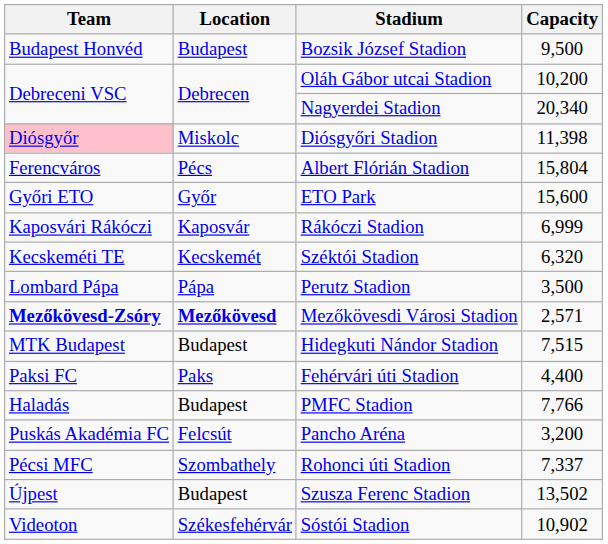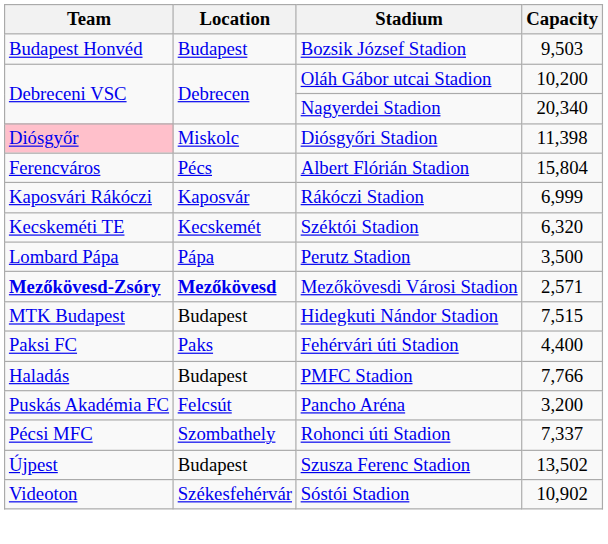(562, 49) 9,500 -> (562, 49) 9,503
- row: (338, 197)
